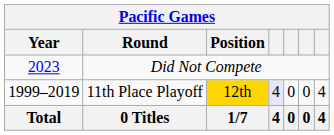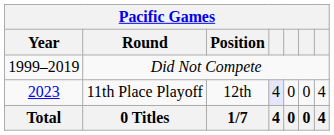(44, 67) 2023 -> (44, 67) 1999–2019
(44, 92) 1999–2019 -> (44, 92) 2023
(237, 92) gold background -> (237, 92) no background
